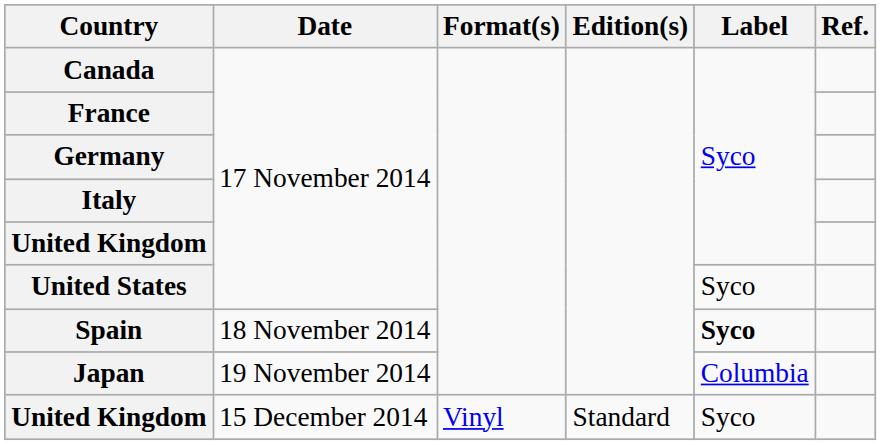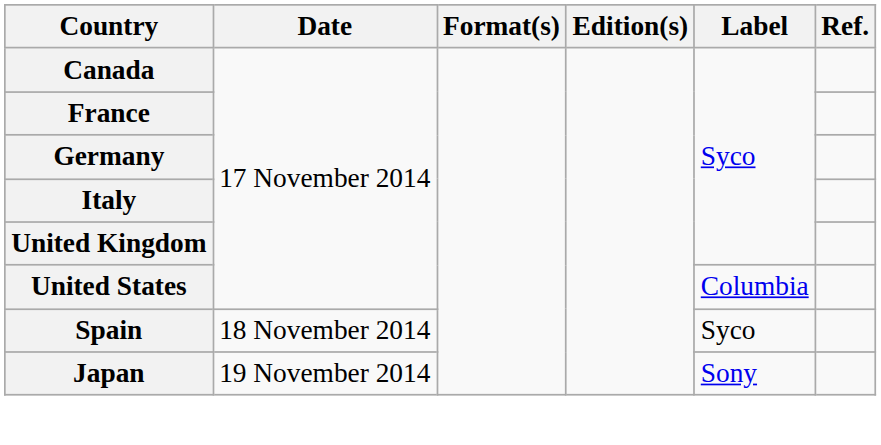(728, 286) Syco -> (755, 286) Columbia
(728, 329) bold -> (728, 329) normal
(755, 373) Columbia -> (729, 373) Sony
- row: (109, 416)
